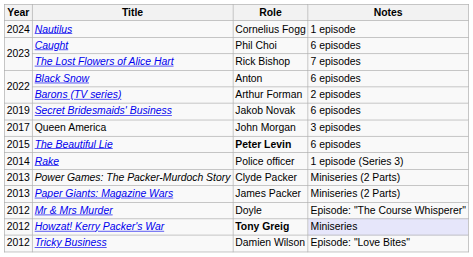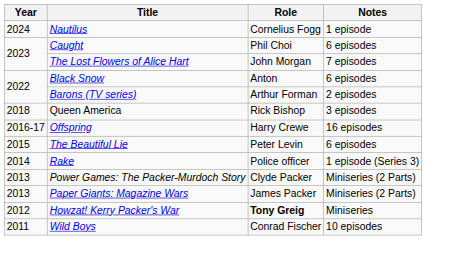(263, 62) Rick Bishop -> (281, 62) John Morgan
- row: (103, 111)
(18, 128) 2017 -> (18, 111) 2018
(266, 128) John Morgan -> (278, 111) Rick Bishop
+ row: (71, 128)
(263, 144) bold -> (277, 144) normal
- row: (74, 210)
(334, 227) lavender background -> (350, 210) no background
- row: (71, 243)
+ row: (73, 227)
